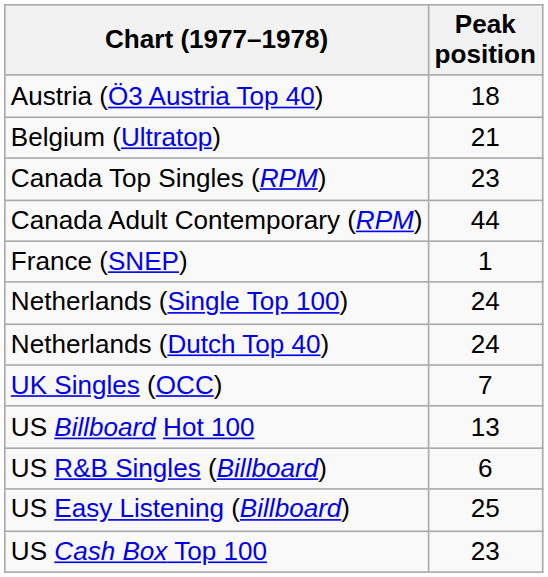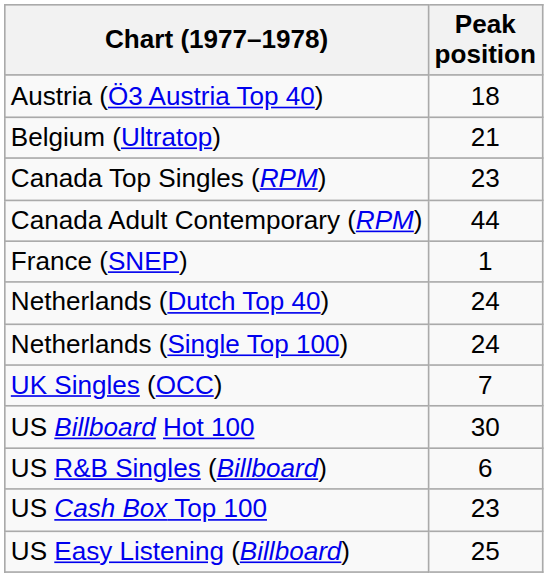rows swapped: (170, 344) <-> (179, 302)
(485, 426) 13 -> (485, 426) 30
rows swapped: (180, 509) <-> (139, 550)
